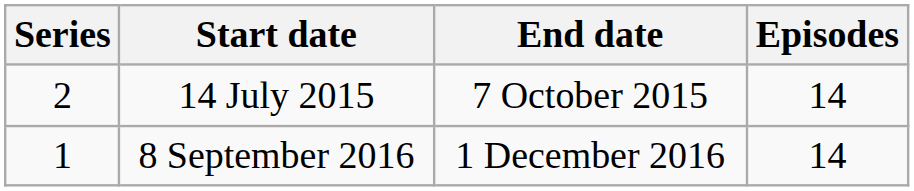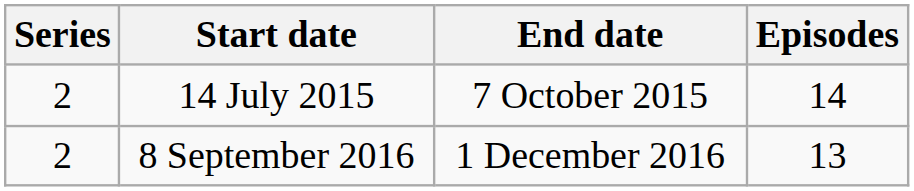(62, 154) 1 -> (62, 154) 2
(827, 154) 14 -> (827, 154) 13
